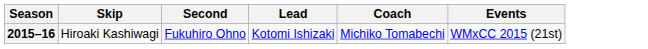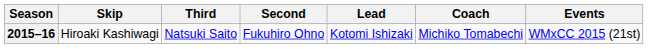+ column: (201, 14)
